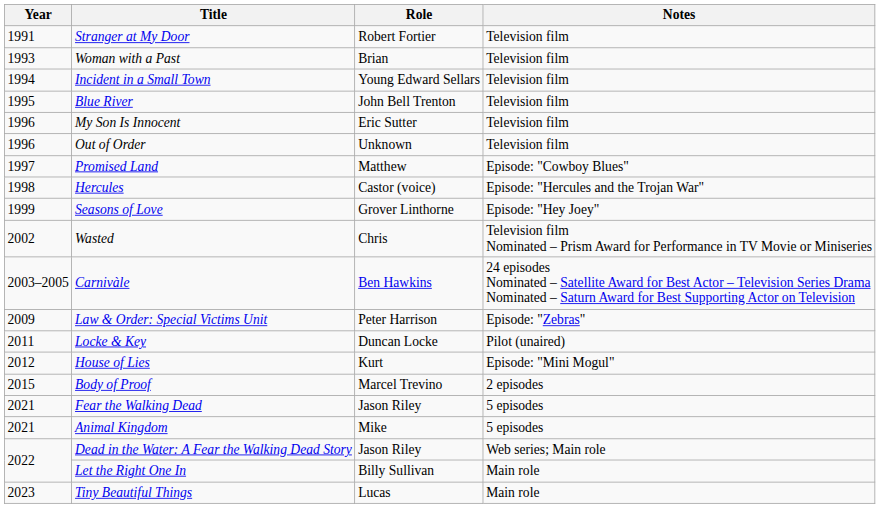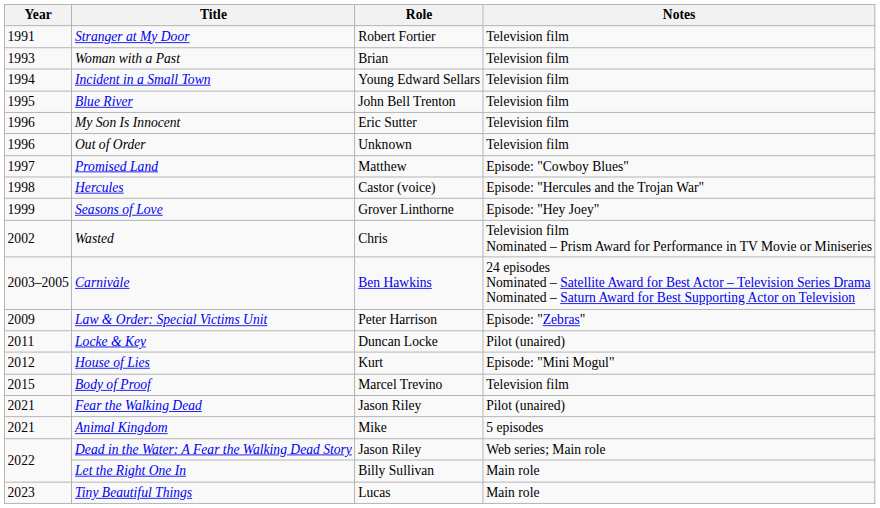(515, 384) 2 episodes -> (527, 384) Television film
(515, 406) 5 episodes -> (526, 406) Pilot (unaired)
